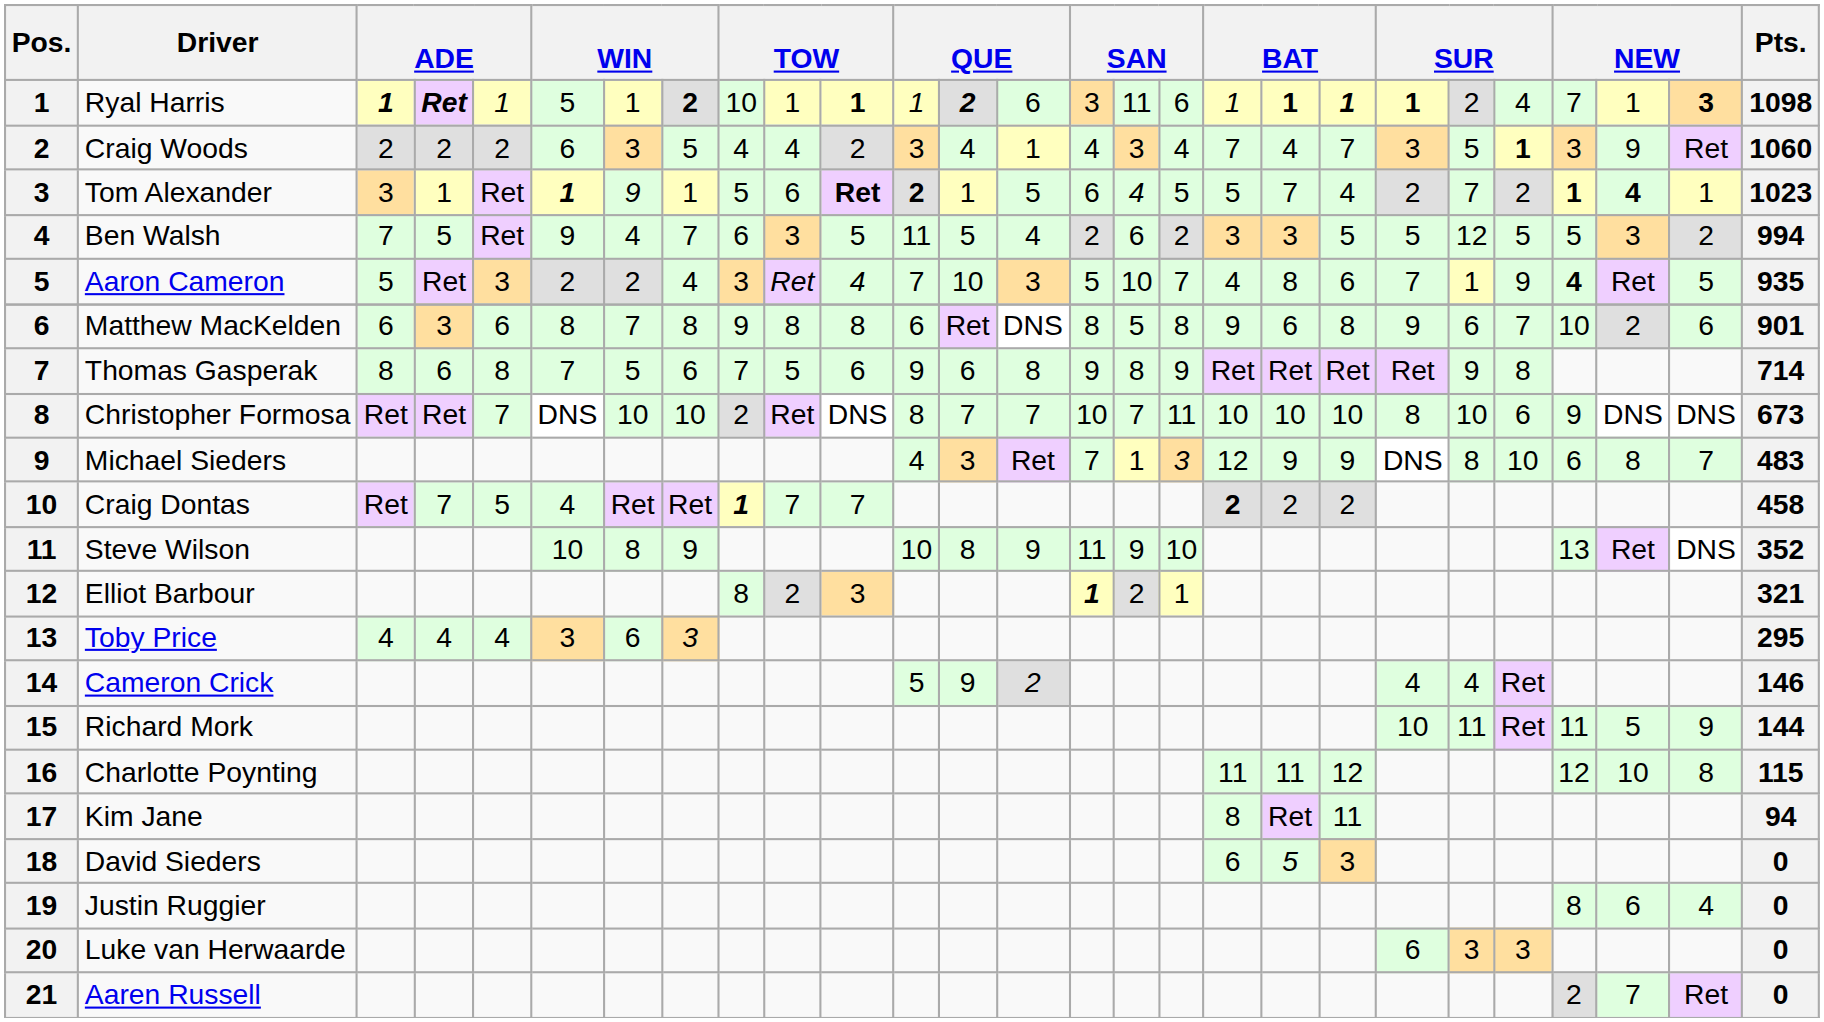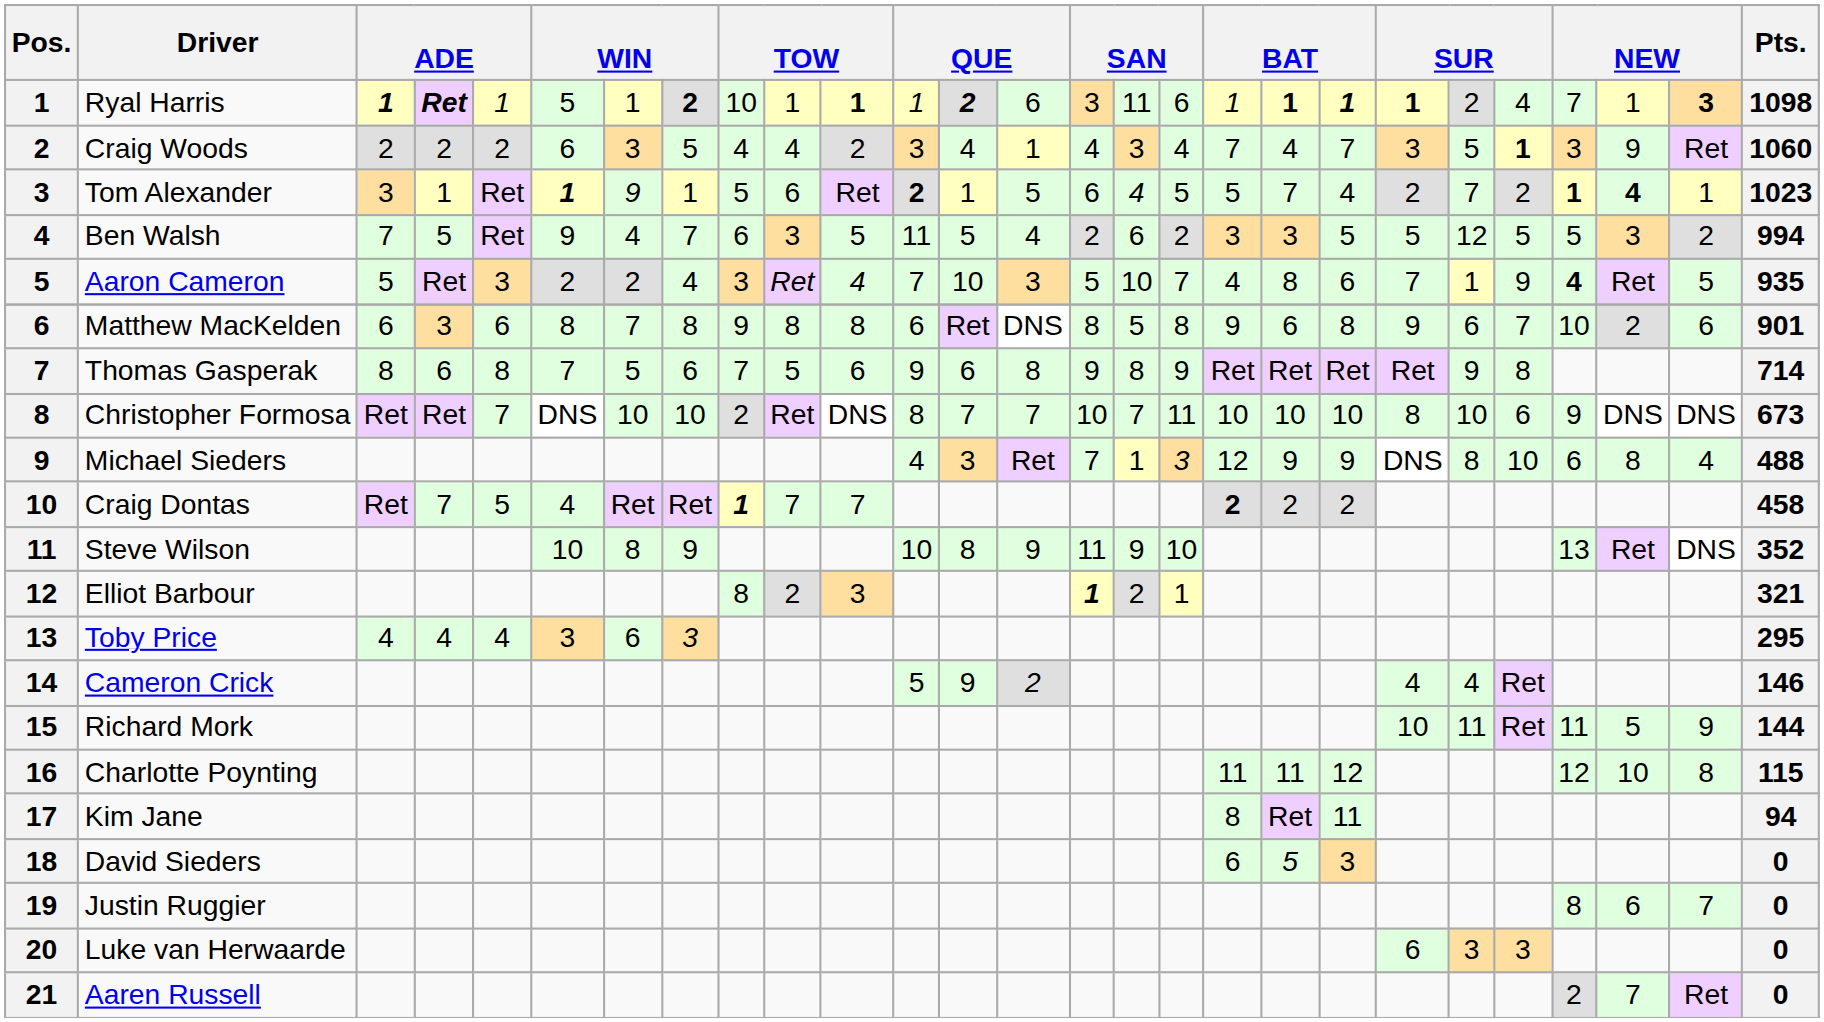(858, 192) bold -> (858, 192) normal
(1706, 459) 7 -> (1706, 459) 4
(1781, 459) 483 -> (1781, 459) 488
(1706, 905) 4 -> (1706, 905) 7
